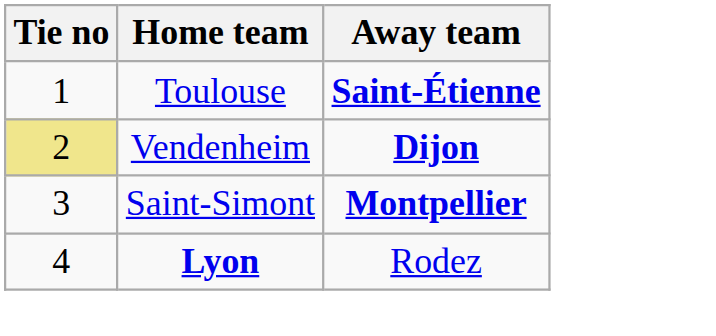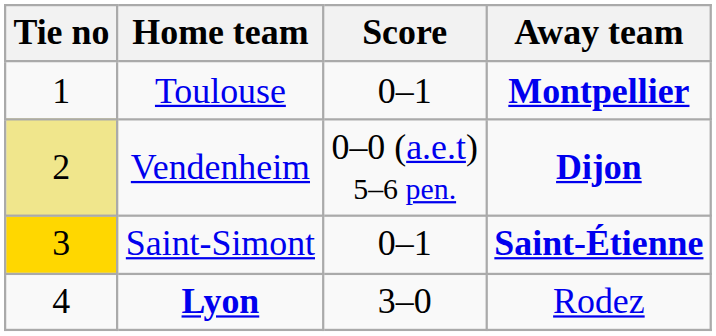+ column: (405, 32)
(436, 89) Saint-Étienne -> (599, 89) Montpellier
(61, 203) no background -> (61, 243) gold background
(436, 203) Montpellier -> (599, 243) Saint-Étienne
